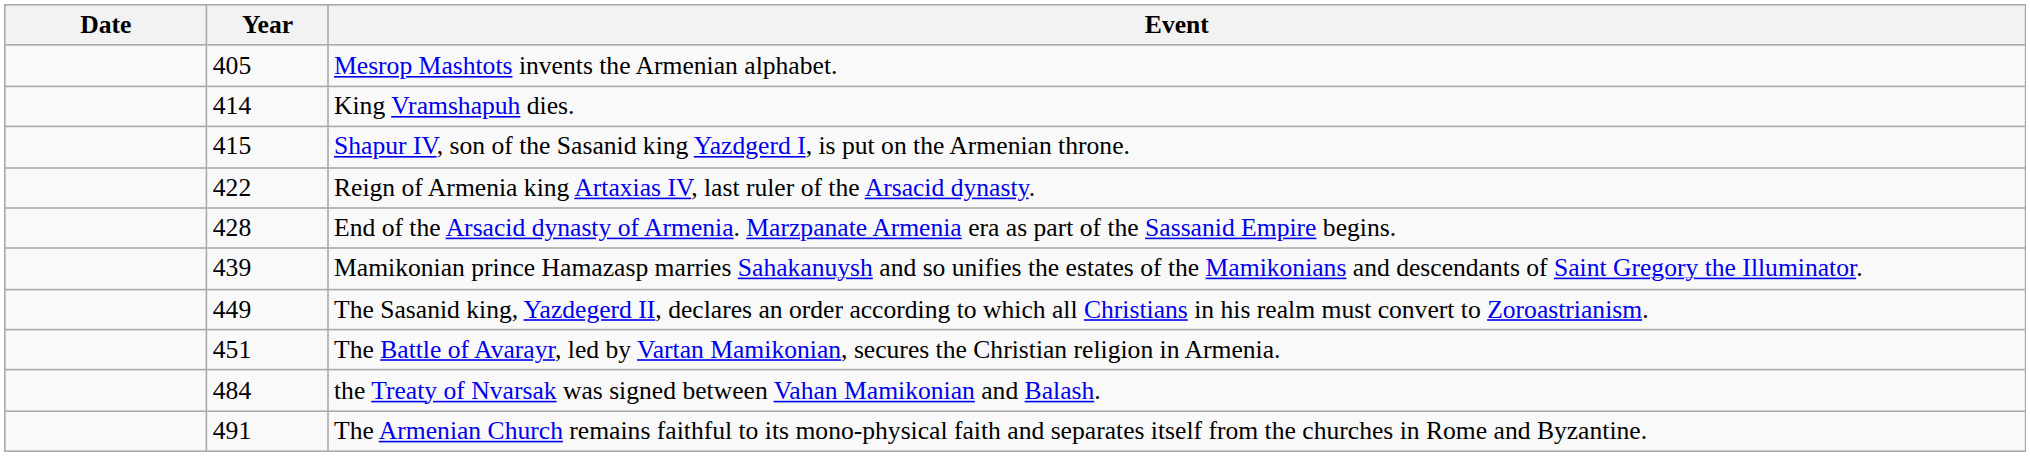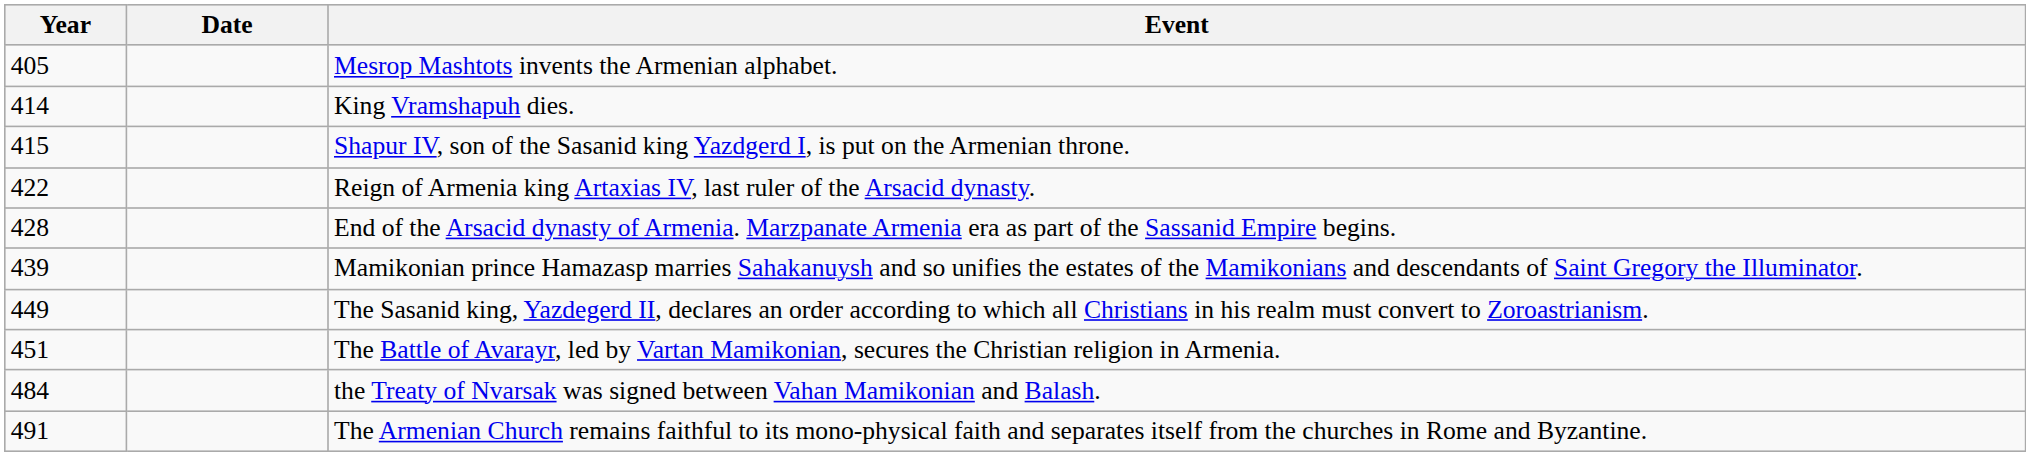columns swapped: (267, 24) <-> (106, 24)
